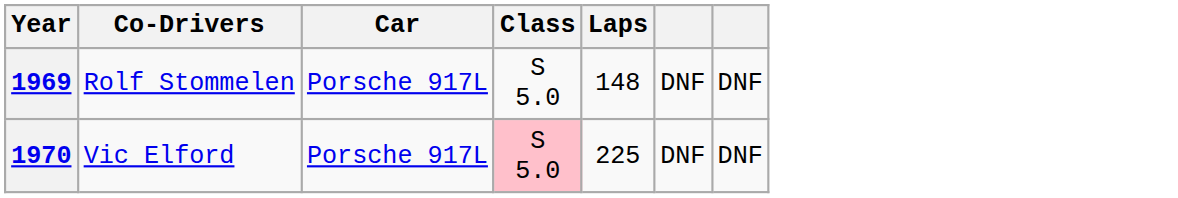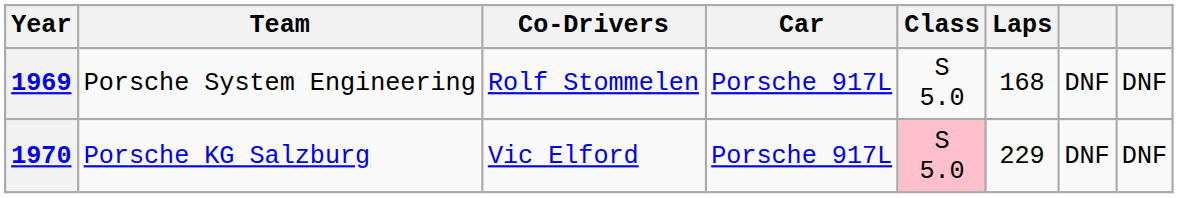+ column: (280, 26)
(618, 83) 148 -> (1022, 83) 168
(618, 156) 225 -> (1022, 156) 229
